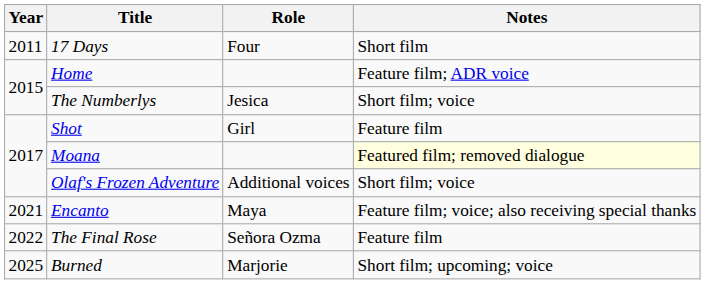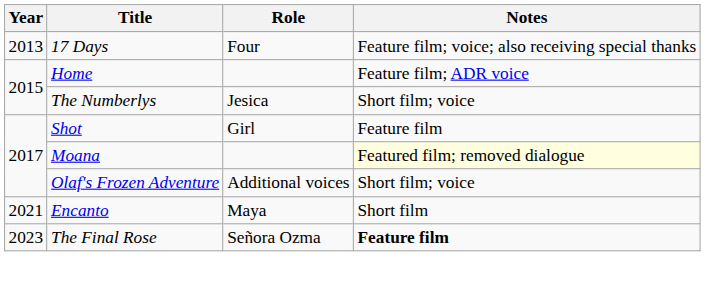(25, 45) 2011 -> (26, 45) 2013
(393, 45) Short film -> (527, 45) Feature film; voice; also receiving special thanks
(527, 210) Feature film; voice; also receiving special thanks -> (393, 210) Short film
(26, 237) 2022 -> (26, 237) 2023
(400, 237) normal -> (403, 237) bold
- row: (76, 264)
